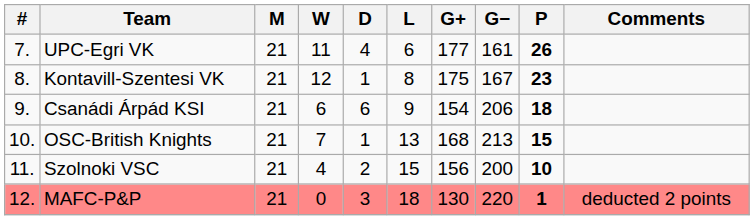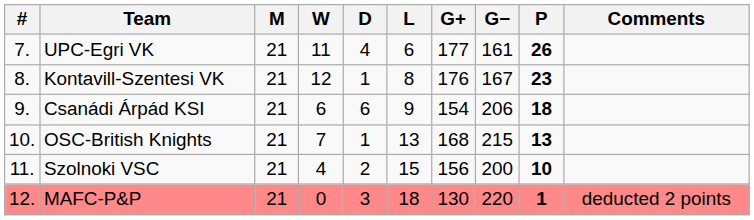(453, 79) 175 -> (453, 79) 176
(497, 139) 213 -> (497, 139) 215
(541, 139) 15 -> (541, 139) 13
